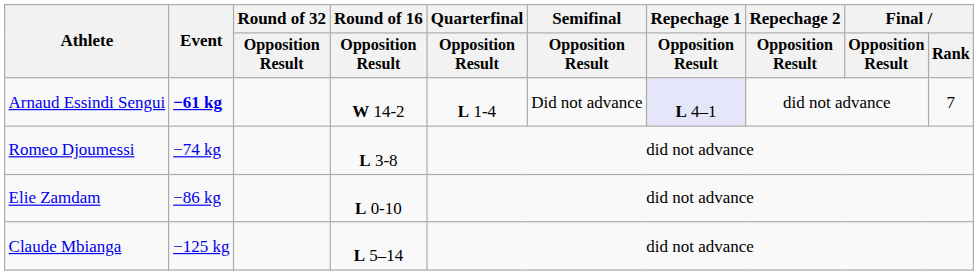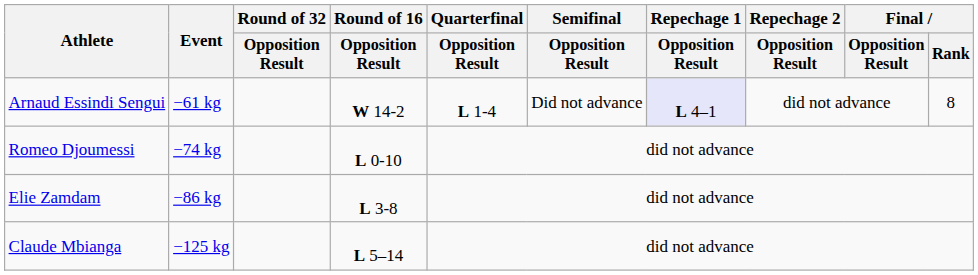(198, 102) bold -> (197, 102) normal
(951, 102) 7 -> (951, 102) 8
(378, 160) L 3-8 -> (378, 160) L 0-10
(378, 208) L 0-10 -> (378, 208) L 3-8
